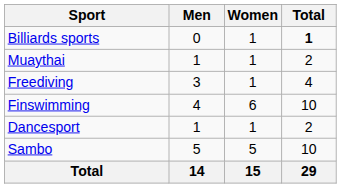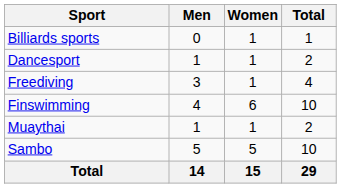(309, 37) bold -> (309, 37) normal
rows swapped: (44, 127) <-> (36, 60)
